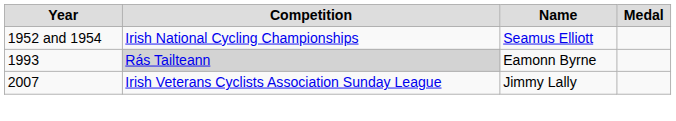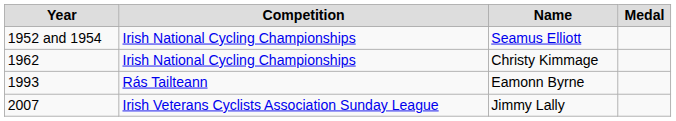+ row: (545, 60)
(168, 60) lightgrey background -> (165, 82) no background
